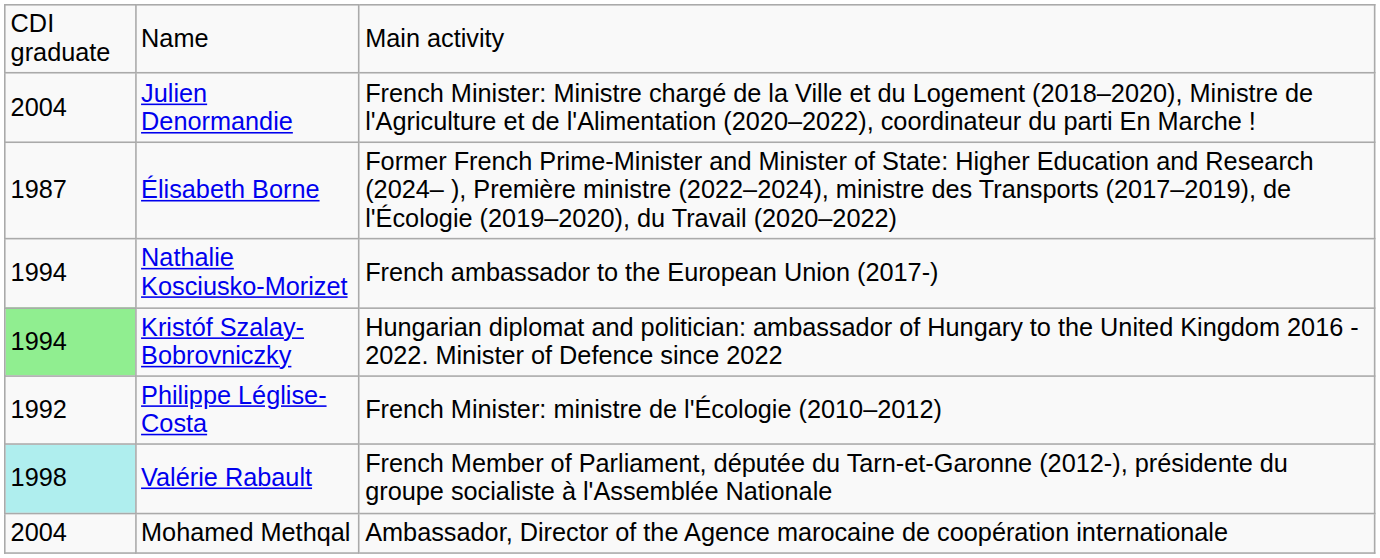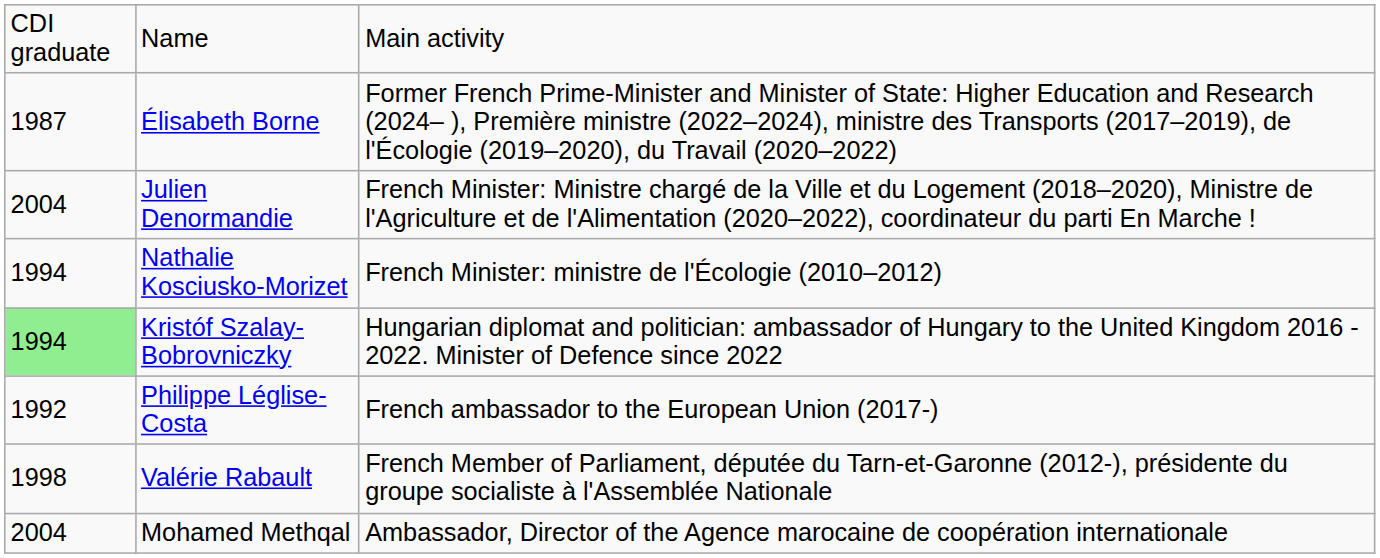rows swapped: (230, 190) <-> (217, 107)
(652, 272) French ambassador to the European Union (2017-) -> (654, 272) French Minister: ministre de l'Écologie (2010–2012)
(654, 409) French Minister: ministre de l'Écologie (2010–2012) -> (652, 409) French ambassador to the European Union (2017-)
(39, 478) paleturquoise background -> (39, 478) no background
